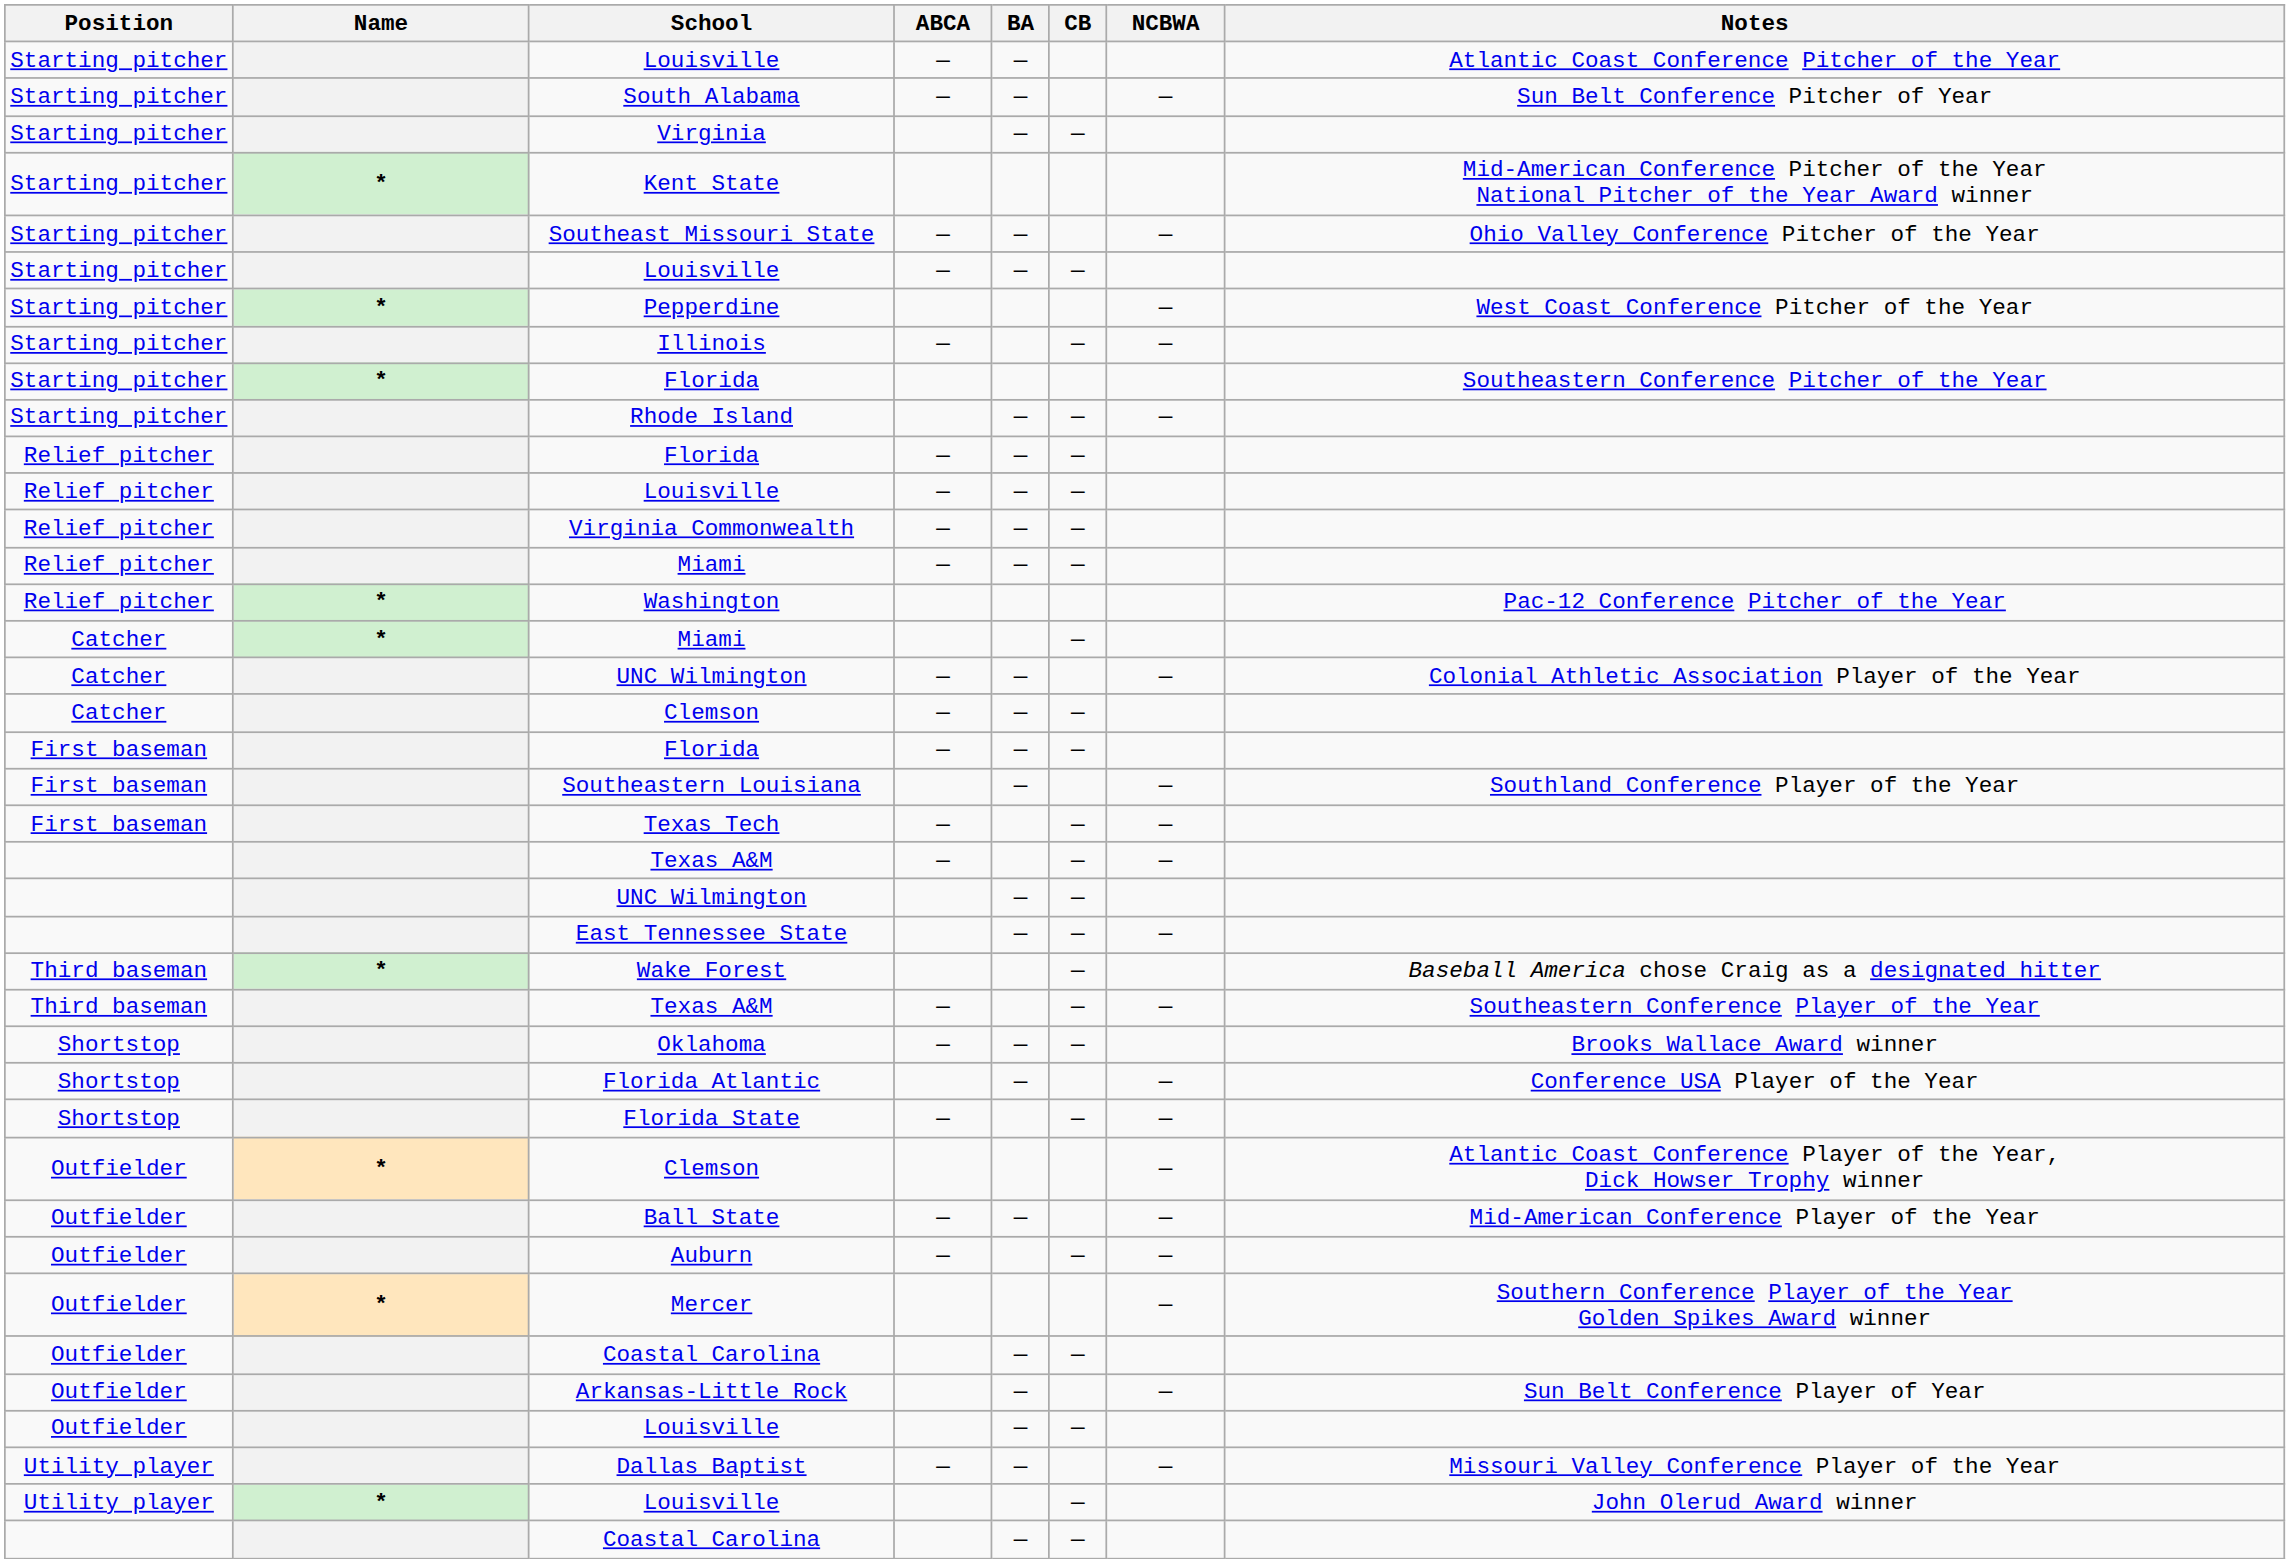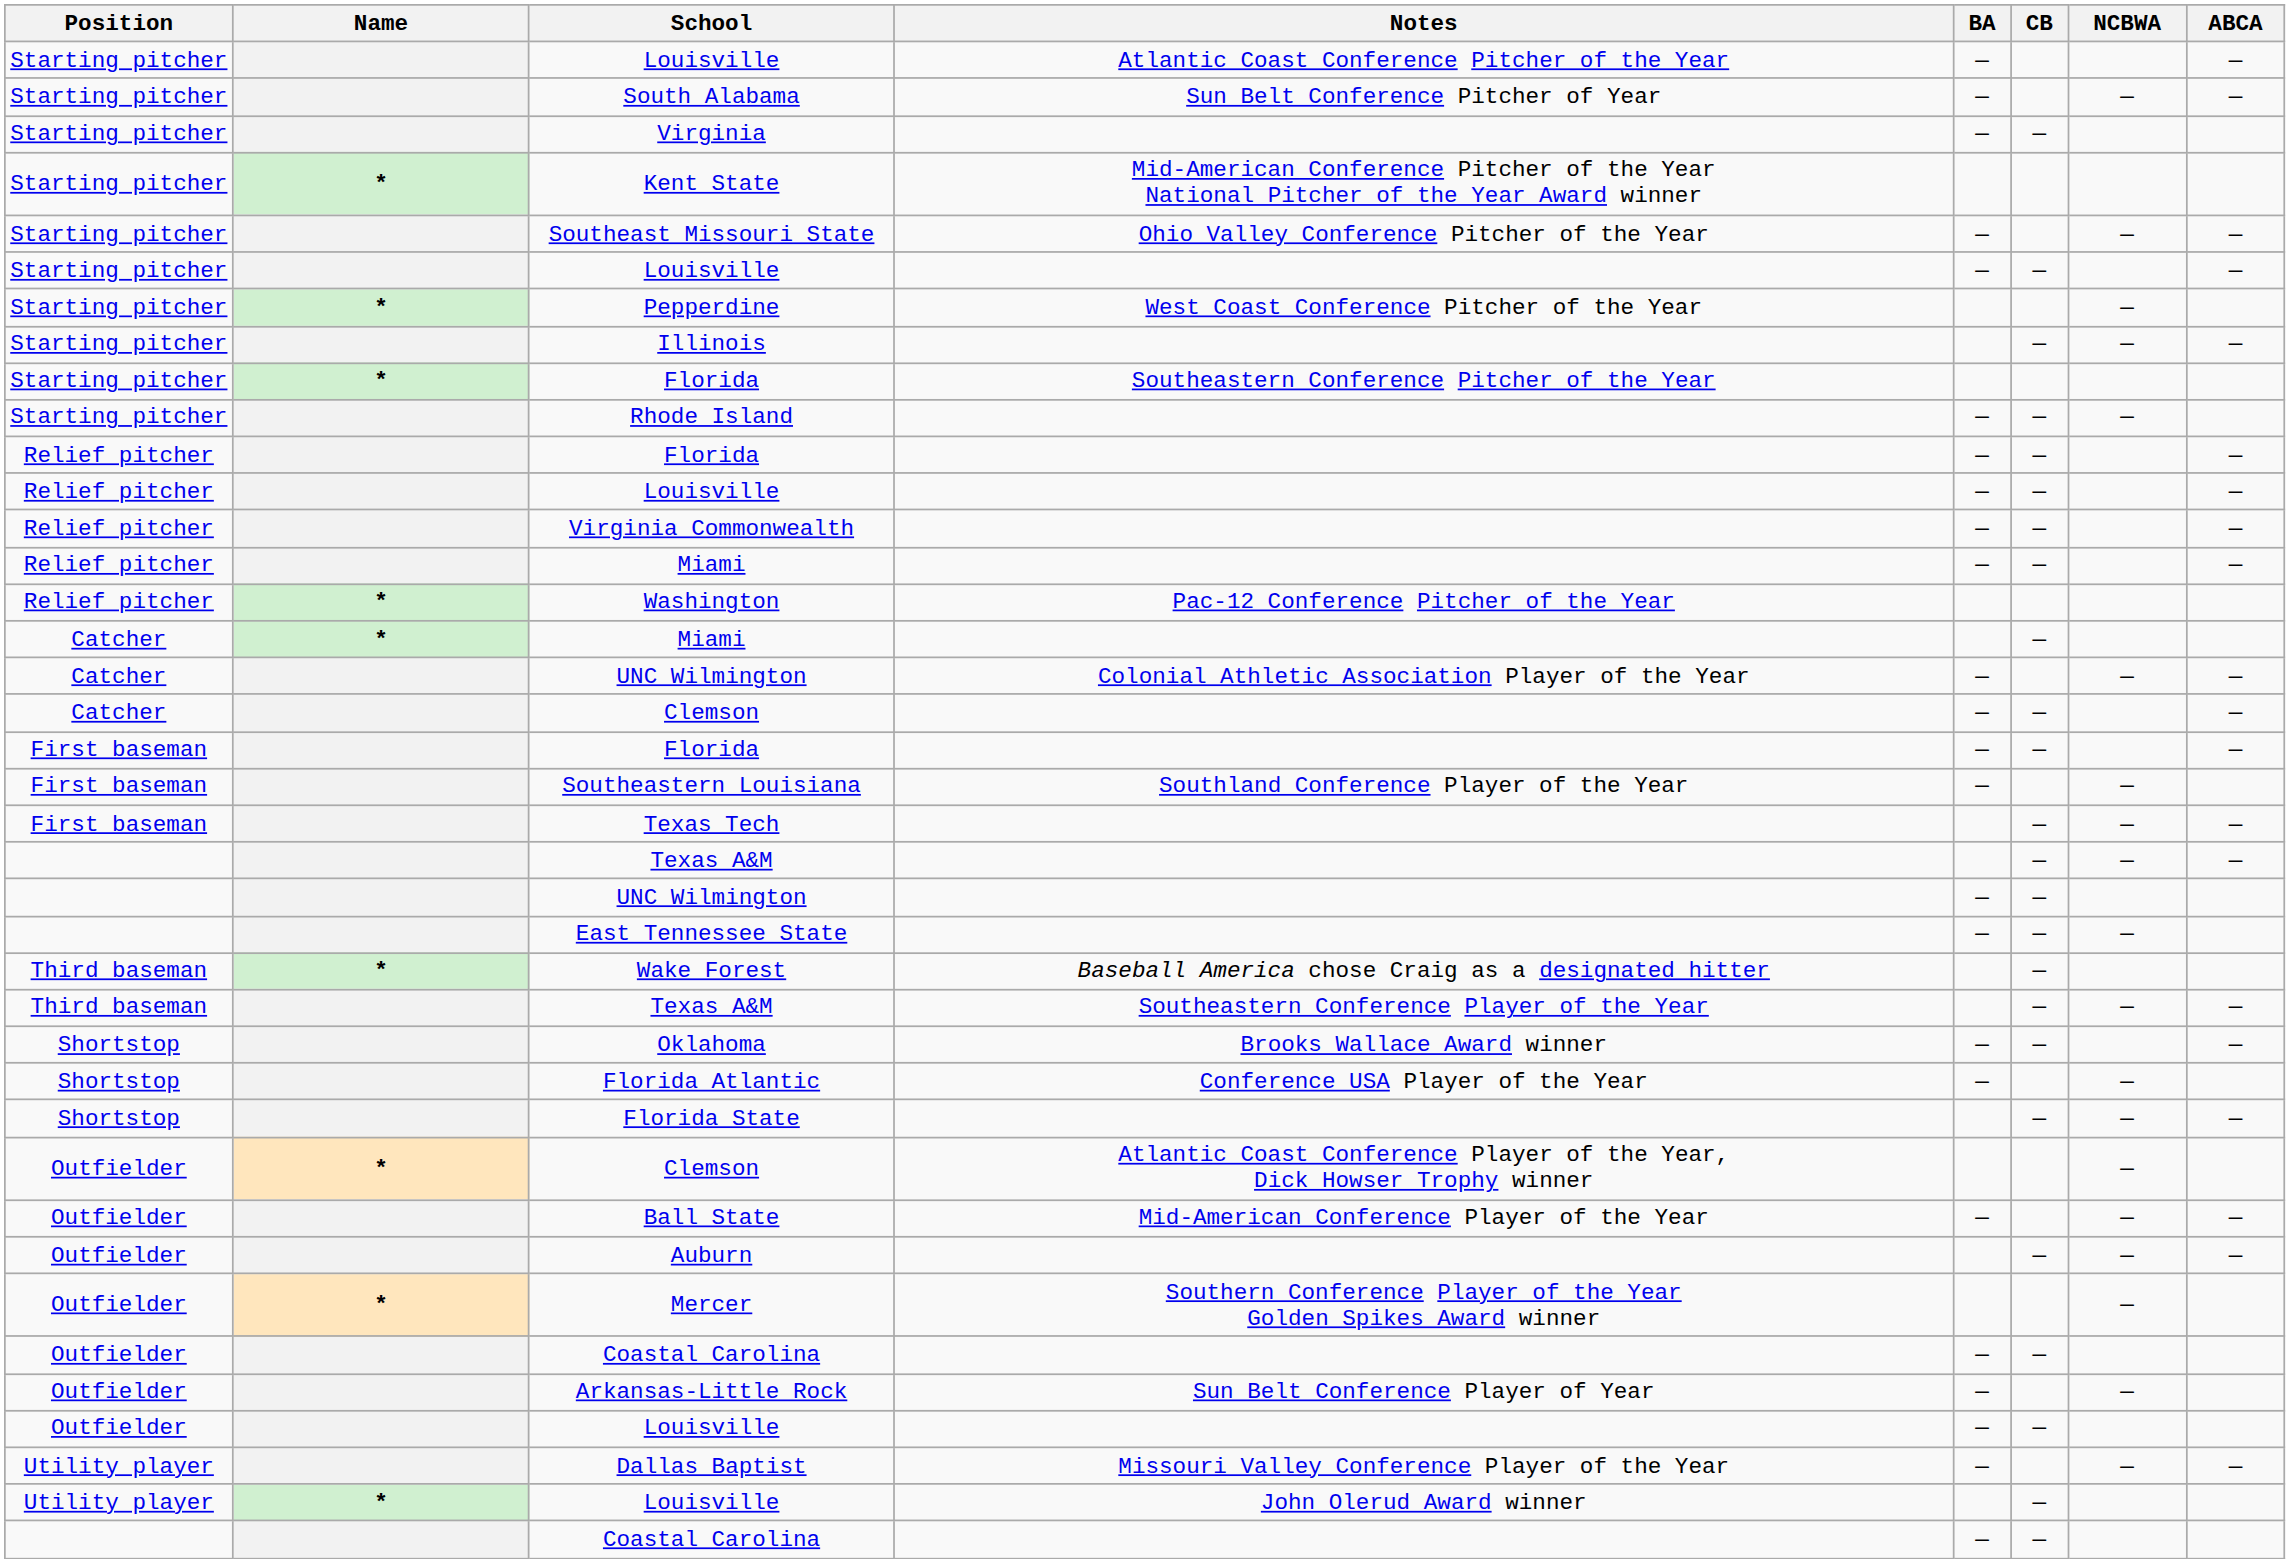columns swapped: (943, 23) <-> (1755, 23)
